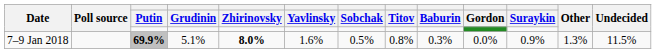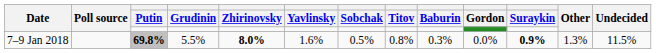(149, 40) 69.9% -> (149, 40) 69.8%
(193, 40) 5.1% -> (193, 40) 5.5%
(533, 40) normal -> (533, 40) bold
